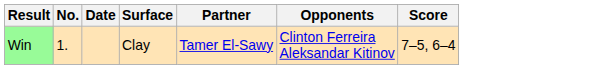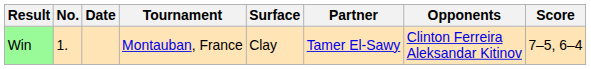+ column: (182, 15)
